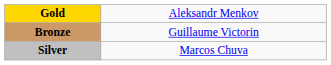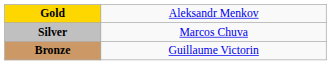rows swapped: (53, 50) <-> (53, 32)
